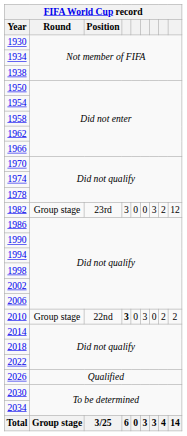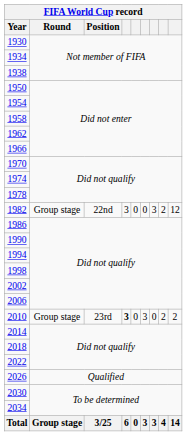(103, 210) 23rd -> (103, 210) 22nd
(103, 316) 22nd -> (103, 316) 23rd
